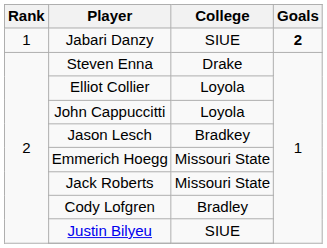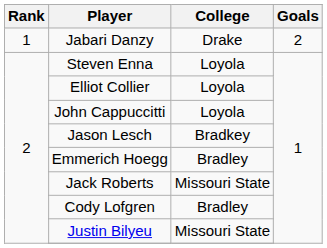(222, 40) SIUE -> (222, 40) Drake
(298, 40) bold -> (298, 40) normal
(222, 64) Drake -> (222, 64) Loyola
(222, 159) Missouri State -> (222, 159) Bradley
(222, 231) SIUE -> (222, 231) Missouri State
